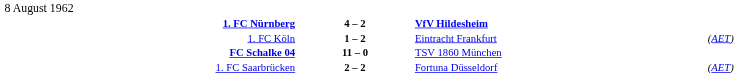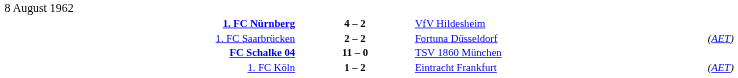(451, 23) bold -> (450, 23) normal
rows swapped: (255, 68) <-> (271, 38)
